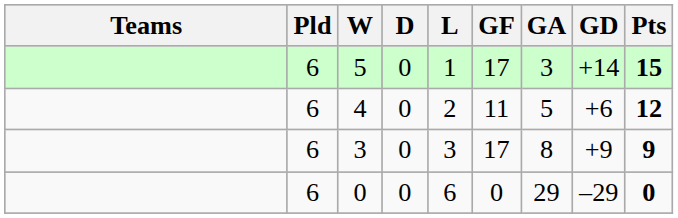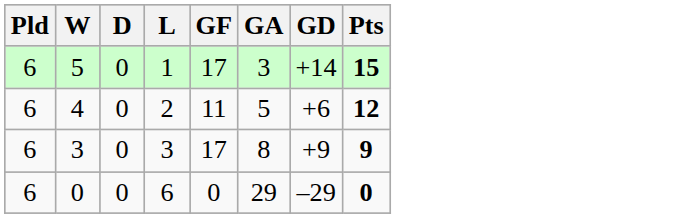- column: (146, 25)
